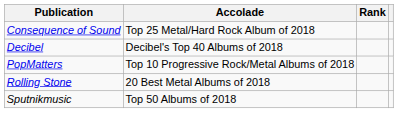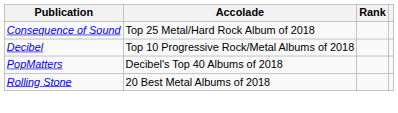(204, 47) Decibel's Top 40 Albums of 2018 -> (240, 47) Top 10 Progressive Rock/Metal Albums of 2018
(240, 64) Top 10 Progressive Rock/Metal Albums of 2018 -> (204, 64) Decibel's Top 40 Albums of 2018
- row: (39, 99)
